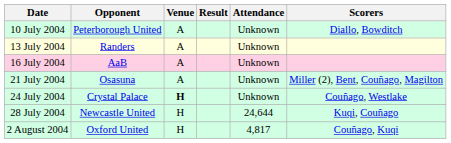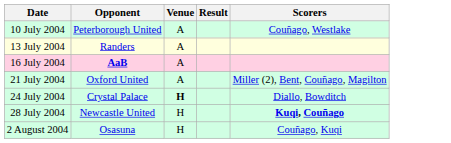- column: (258, 12)
(366, 29) Diallo, Bowditch -> (310, 29) Couñago, Westlake
(117, 63) normal -> (117, 63) bold
(117, 79) Osasuna -> (117, 79) Oxford United
(366, 96) Couñago, Westlake -> (310, 96) Diallo, Bowditch
(366, 113) normal -> (310, 113) bold
(117, 130) Oxford United -> (117, 130) Osasuna
